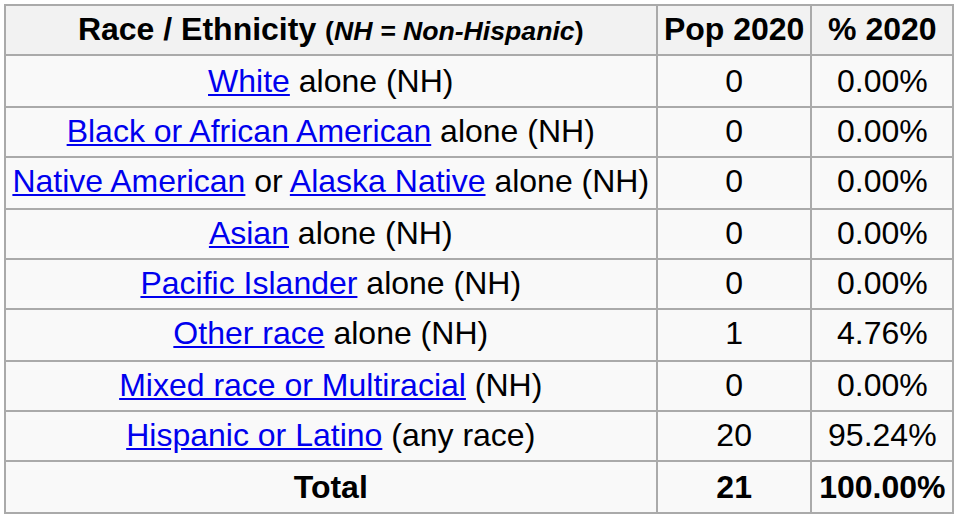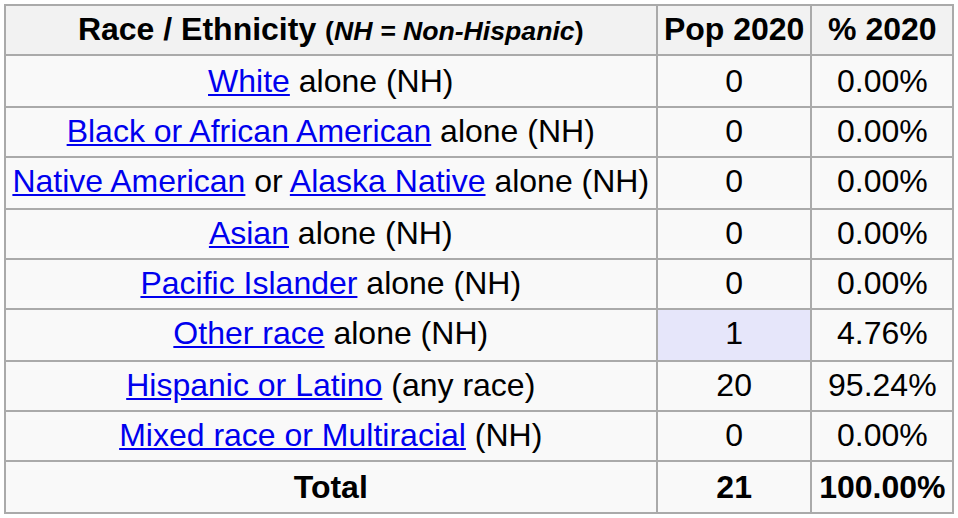(734, 334) no background -> (734, 334) lavender background
rows swapped: (331, 385) <-> (331, 435)
